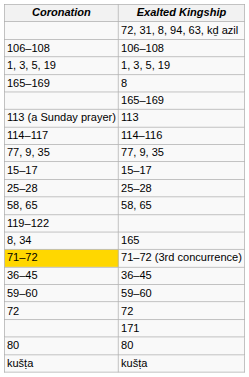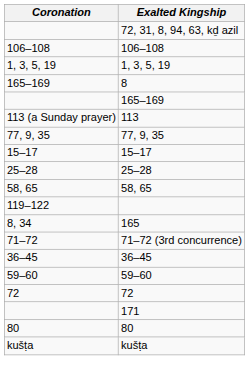- row: (142, 135)
(22, 258) gold background -> (22, 240) no background
